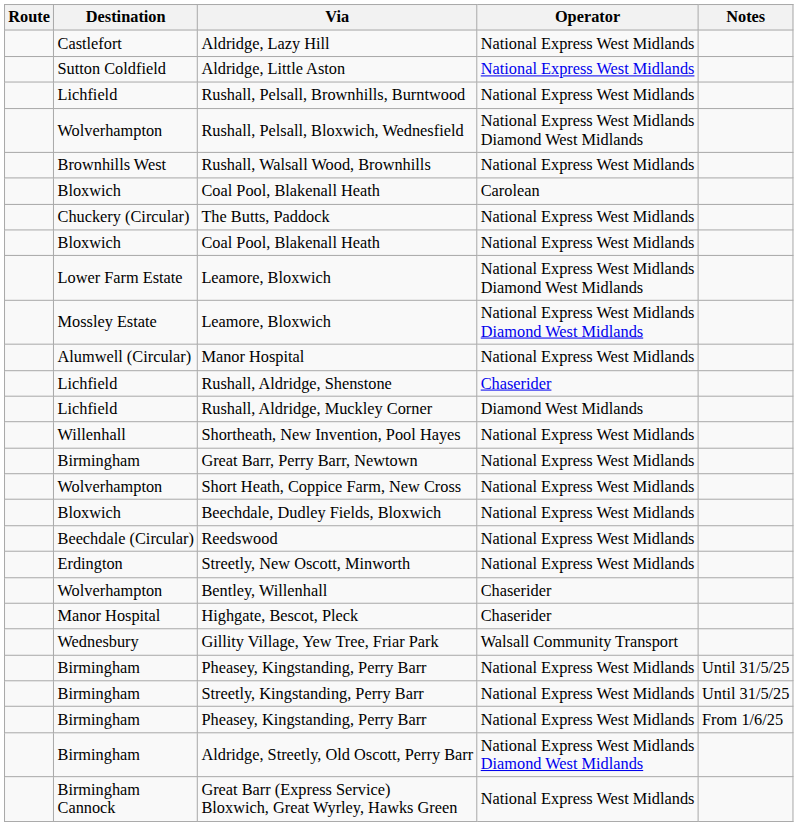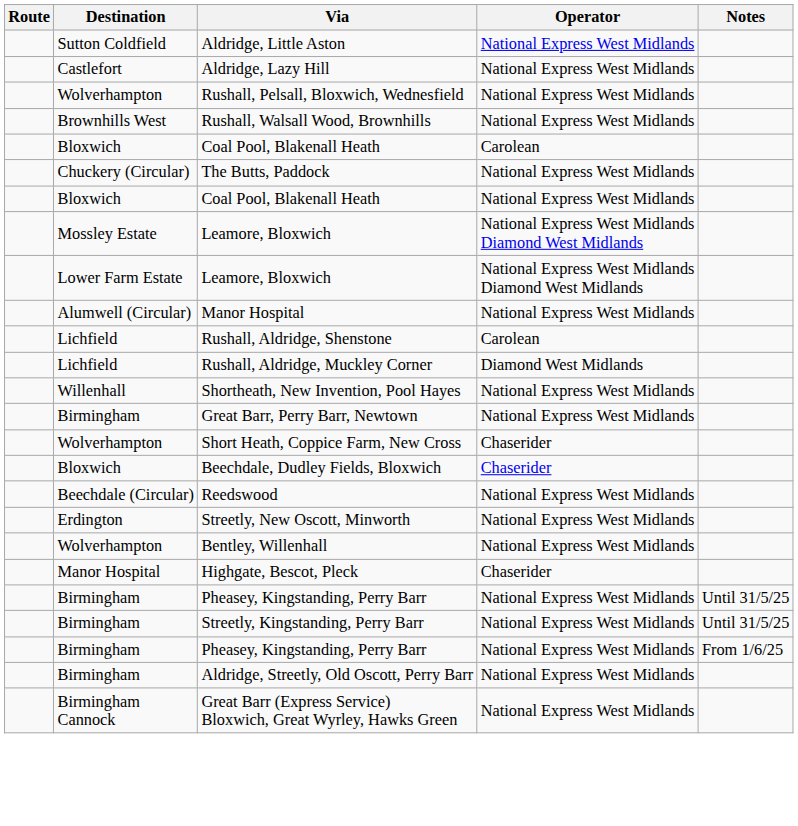rows swapped: (112, 69) <-> (90, 43)
- row: (87, 95)
(588, 130) National Express West Midlands Diamond West Midlands -> (588, 95) National Express West Midlands
rows swapped: (107, 322) <-> (120, 277)
(516, 383) Chaserider -> (510, 338) Carolean
(588, 486) National Express West Midlands -> (516, 442) Chaserider
(588, 512) National Express West Midlands -> (516, 468) Chaserider
(516, 590) Chaserider -> (588, 545) National Express West Midlands
- row: (98, 641)
(588, 754) National Express West Midlands Diamond West Midlands -> (588, 675) National Express West Midlands
